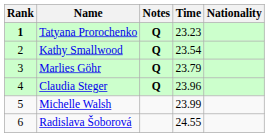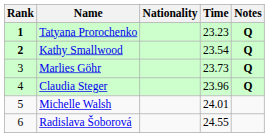columns swapped: (234, 13) <-> (156, 13)
(20, 50) normal -> (20, 50) bold
(188, 68) 23.79 -> (216, 68) 23.73
(188, 104) 23.99 -> (216, 104) 24.01
